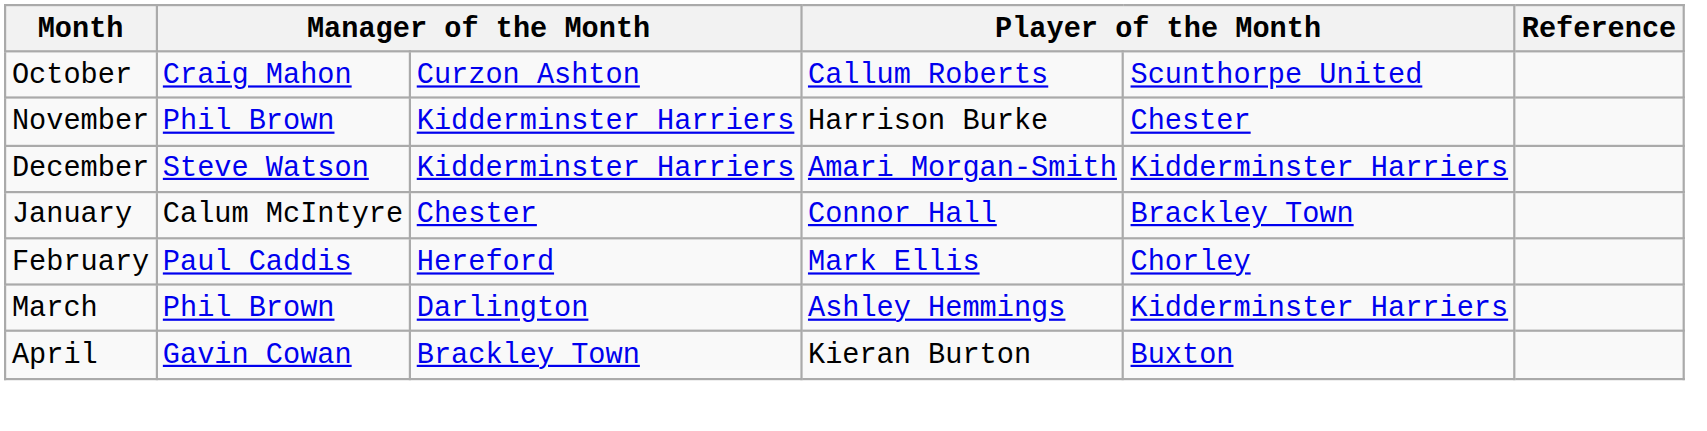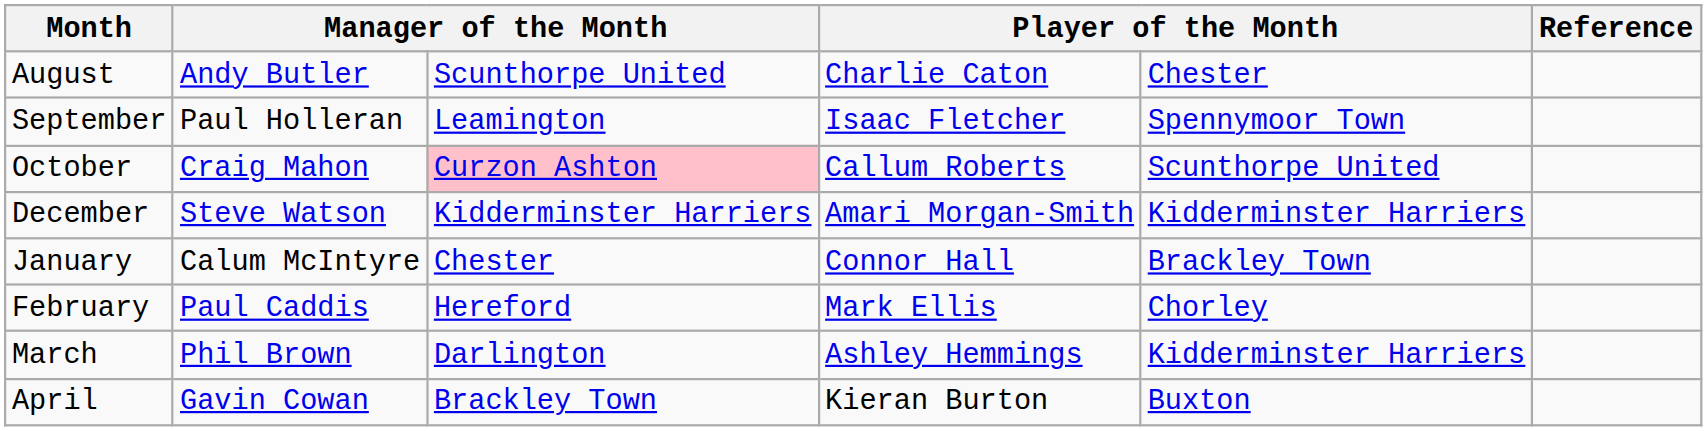+ row: (63, 75)
+ row: (89, 122)
(528, 75) no background -> (545, 168) pink background
- row: (81, 122)
